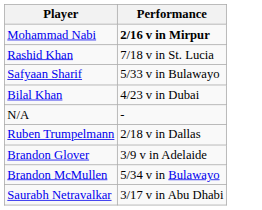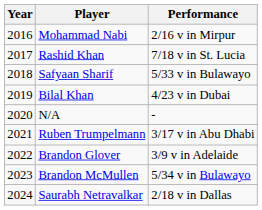+ column: (20, 14)
(165, 34) bold -> (193, 34) normal
(160, 134) 2/18 v in Dallas -> (203, 134) 3/17 v in Abu Dhabi
(172, 194) 3/17 v in Abu Dhabi -> (192, 194) 2/18 v in Dallas
